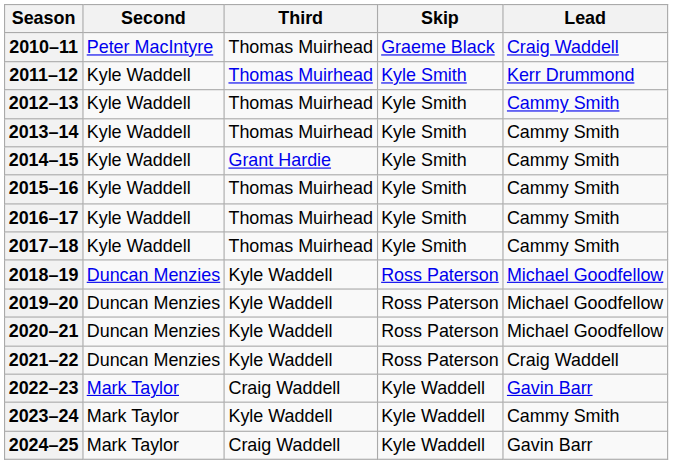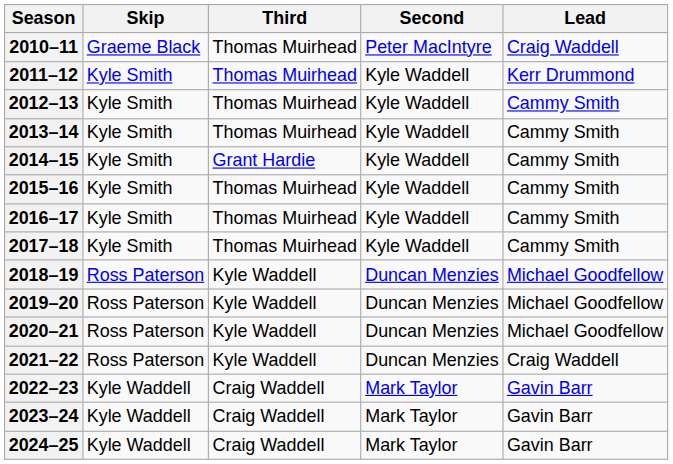columns swapped: (440, 18) <-> (153, 18)
(280, 416) Kyle Waddell -> (268, 416) Craig Waddell
(563, 416) Cammy Smith -> (550, 416) Gavin Barr
